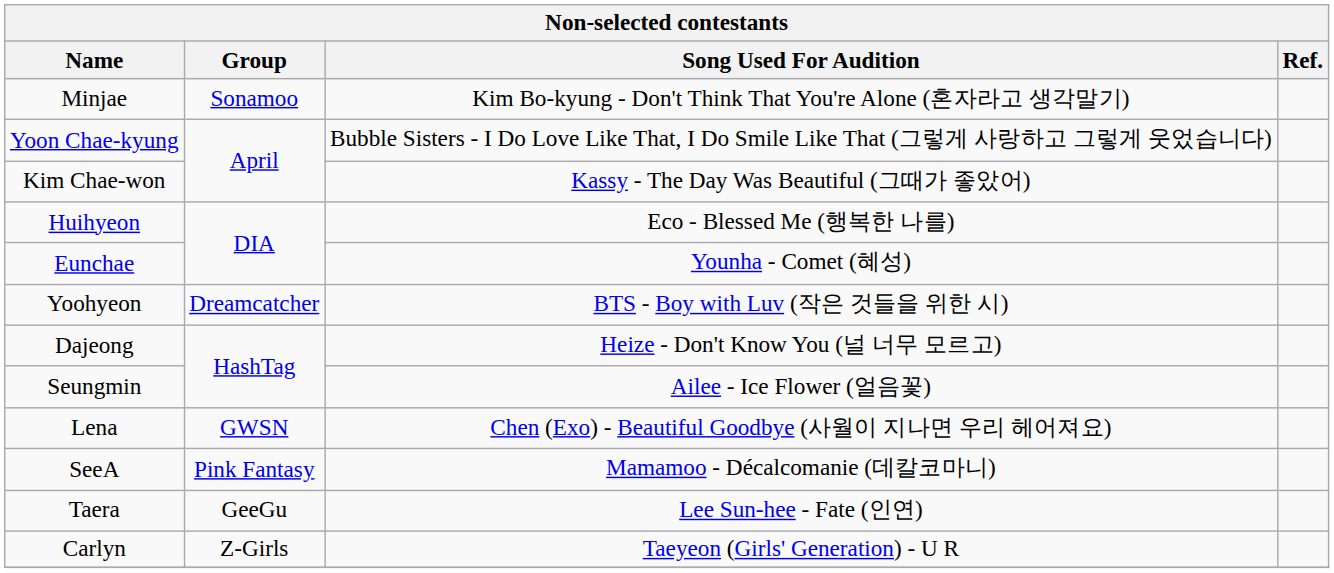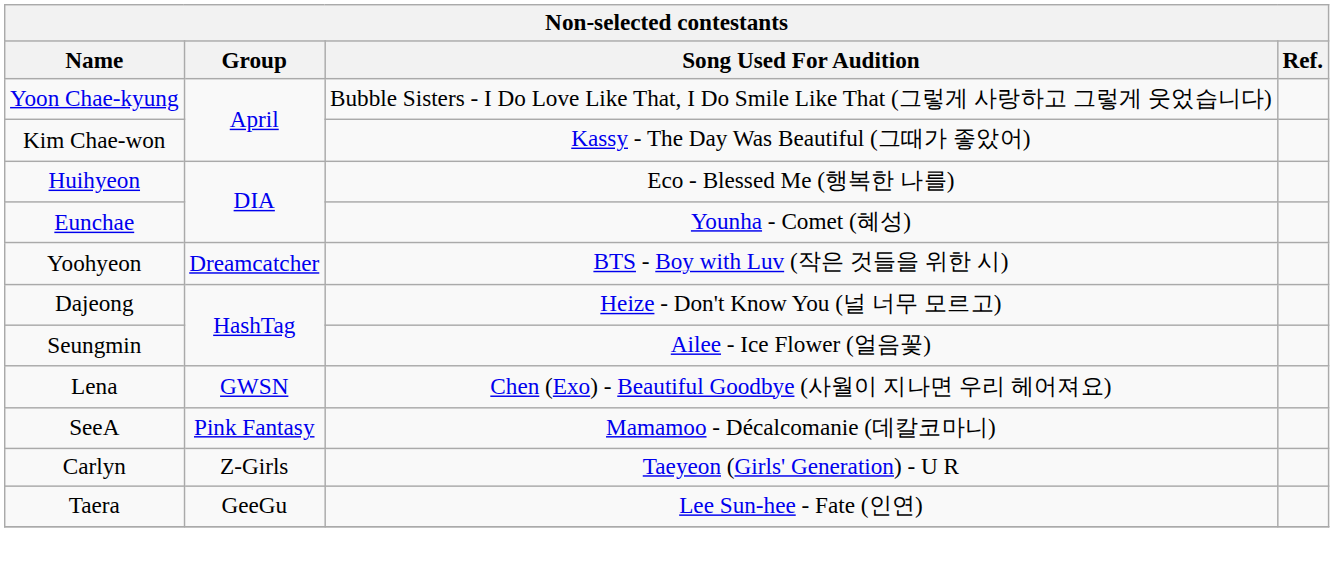- row: (94, 98)
rows swapped: (94, 510) <-> (94, 549)
